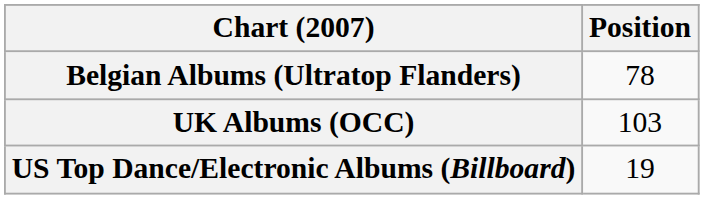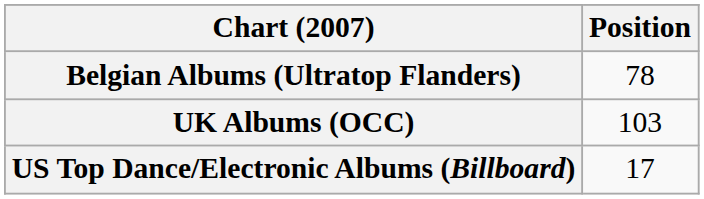(640, 168) 19 -> (640, 168) 17
